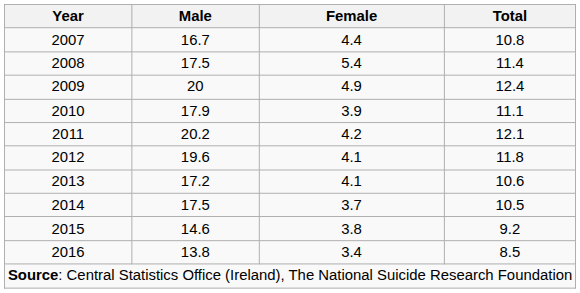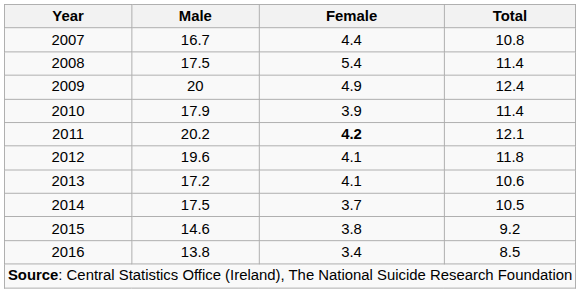(510, 110) 11.1 -> (510, 110) 11.4
(352, 134) normal -> (352, 134) bold
